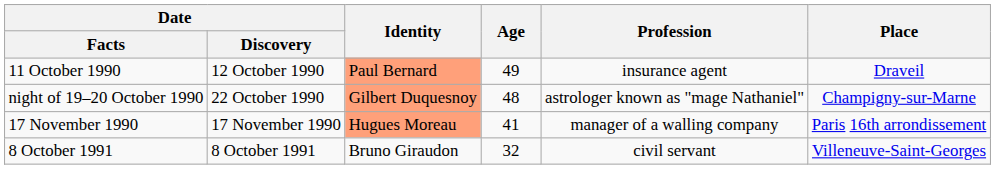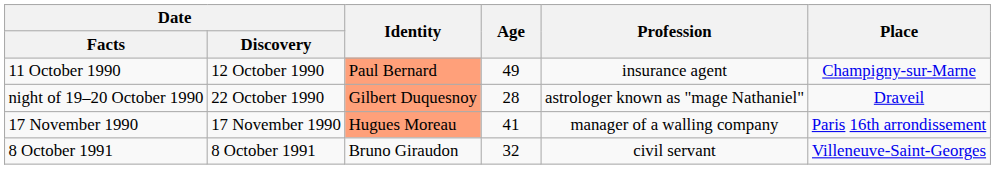(899, 71) Draveil -> (899, 71) Champigny-sur-Marne
(511, 97) 48 -> (511, 97) 28
(899, 97) Champigny-sur-Marne -> (899, 97) Draveil
